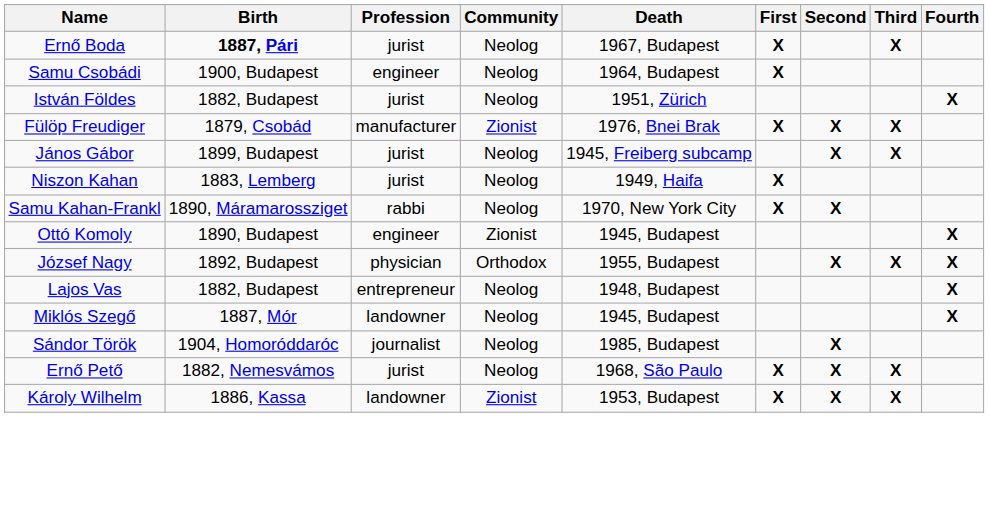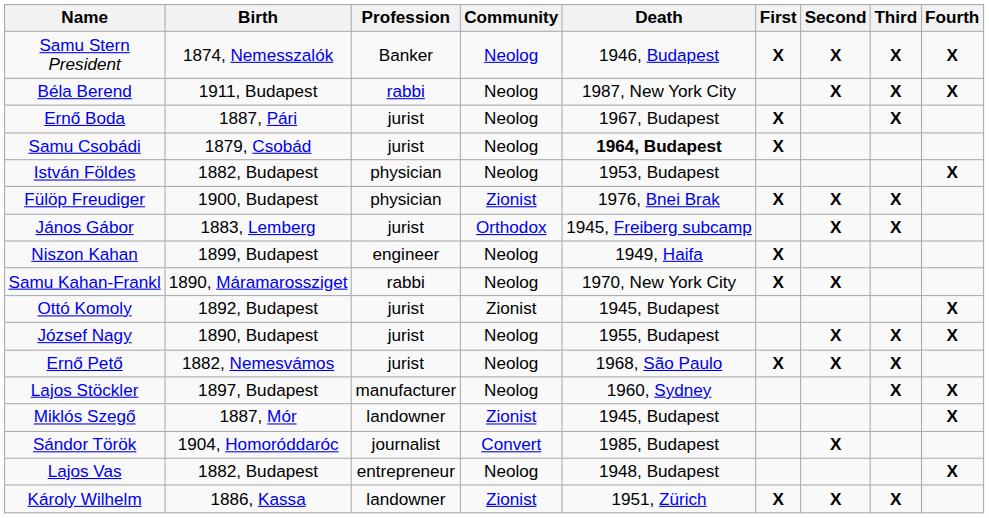+ row: (85, 54)
+ row: (85, 91)
(258, 45) bold -> (258, 118) normal
(258, 72) 1900, Budapest -> (258, 145) 1879, Csobád
(406, 72) engineer -> (406, 145) jurist
(659, 72) normal -> (659, 145) bold
(406, 99) jurist -> (406, 173) physician
(659, 99) 1951, Zürich -> (659, 173) 1953, Budapest
(258, 126) 1879, Csobád -> (258, 200) 1900, Budapest
(406, 126) manufacturer -> (406, 200) physician
(258, 153) 1899, Budapest -> (258, 227) 1883, Lemberg
(511, 153) Neolog -> (511, 227) Orthodox
(258, 180) 1883, Lemberg -> (258, 254) 1899, Budapest
(406, 180) jurist -> (406, 254) engineer
(258, 235) 1890, Budapest -> (258, 308) 1892, Budapest
(406, 235) engineer -> (406, 308) jurist
(258, 262) 1892, Budapest -> (258, 335) 1890, Budapest
(406, 262) physician -> (406, 335) jurist
(511, 262) Orthodox -> (511, 335) Neolog
rows swapped: (85, 371) <-> (85, 289)
+ row: (85, 390)
(511, 316) Neolog -> (511, 417) Zionist
(511, 343) Neolog -> (511, 444) Convert
(659, 398) 1953, Budapest -> (659, 498) 1951, Zürich
